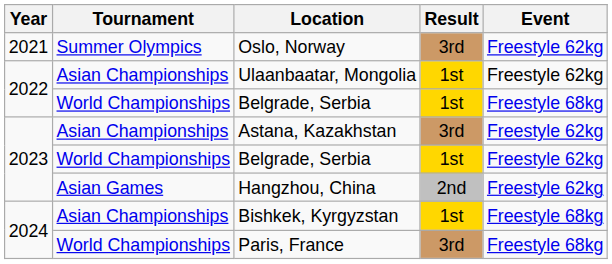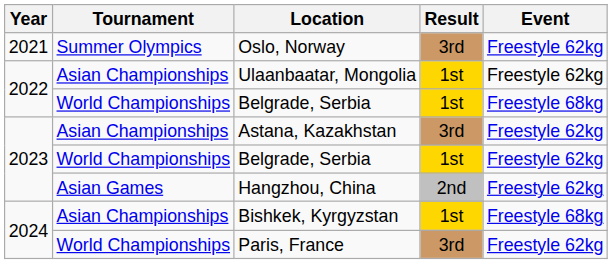(545, 244) Freestyle 68kg -> (545, 244) Freestyle 62kg
